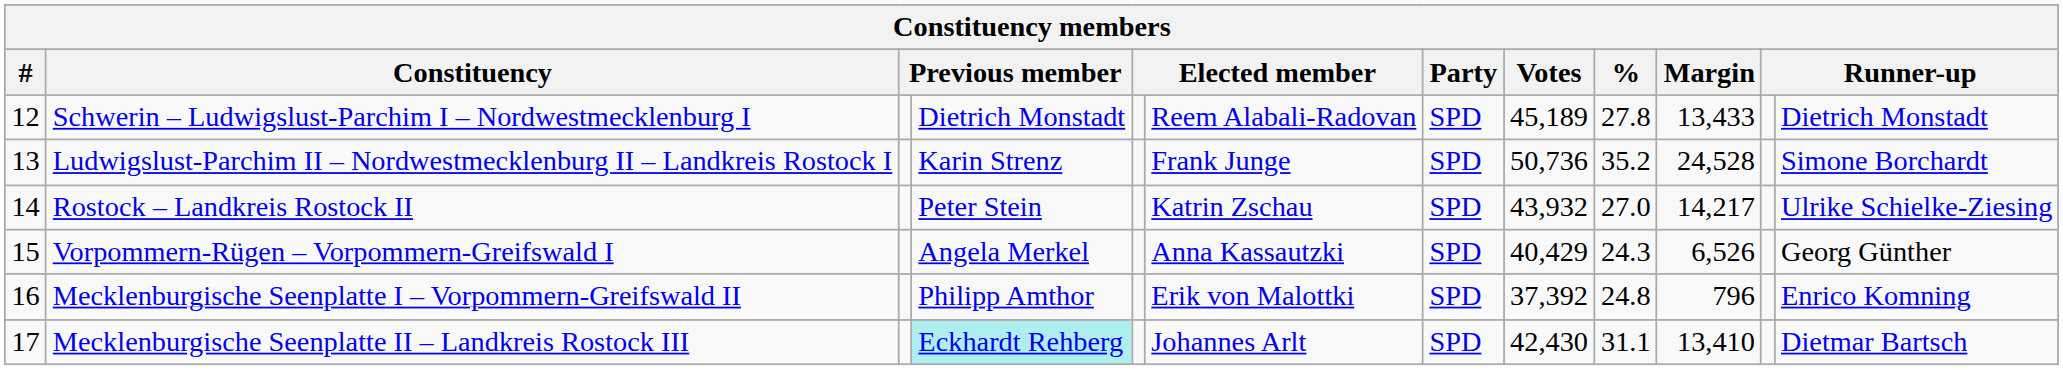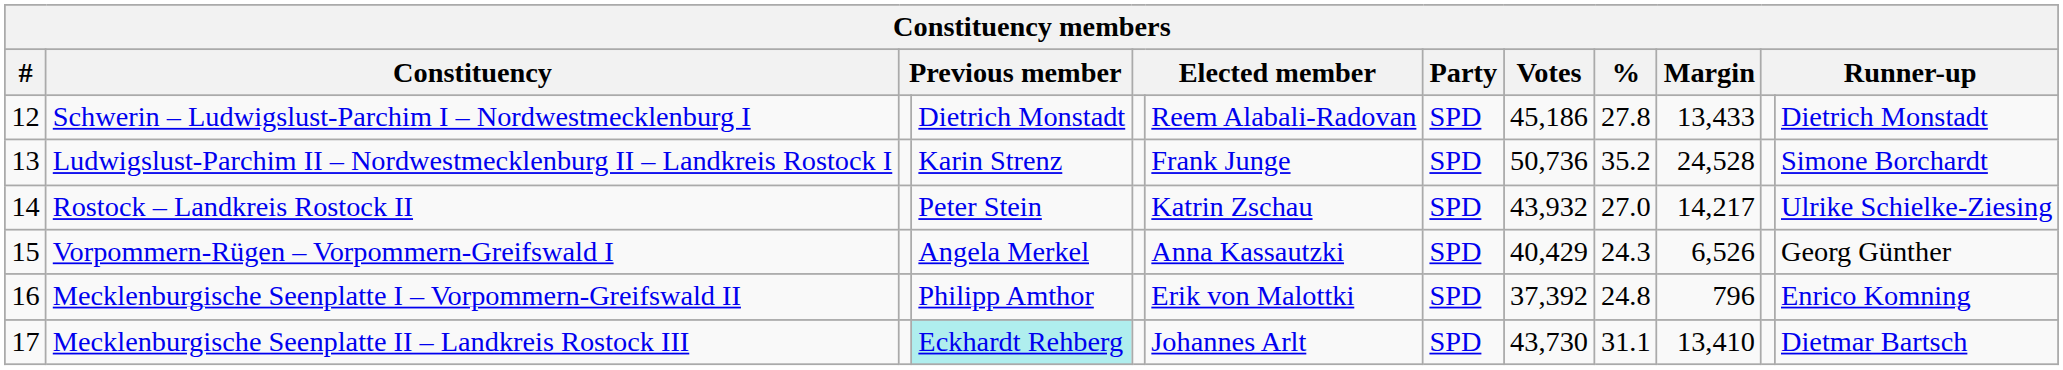(1549, 116) 45,189 -> (1549, 116) 45,186
(1549, 341) 42,430 -> (1549, 341) 43,730
